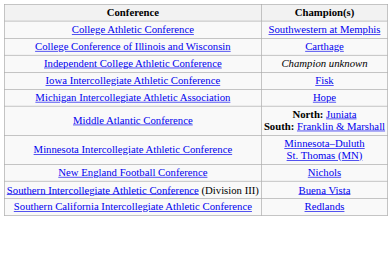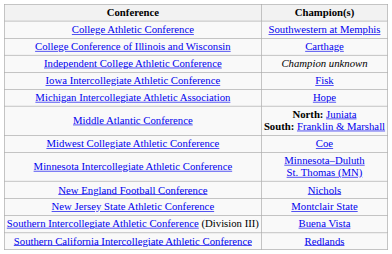+ row: (133, 144)
+ row: (133, 207)
